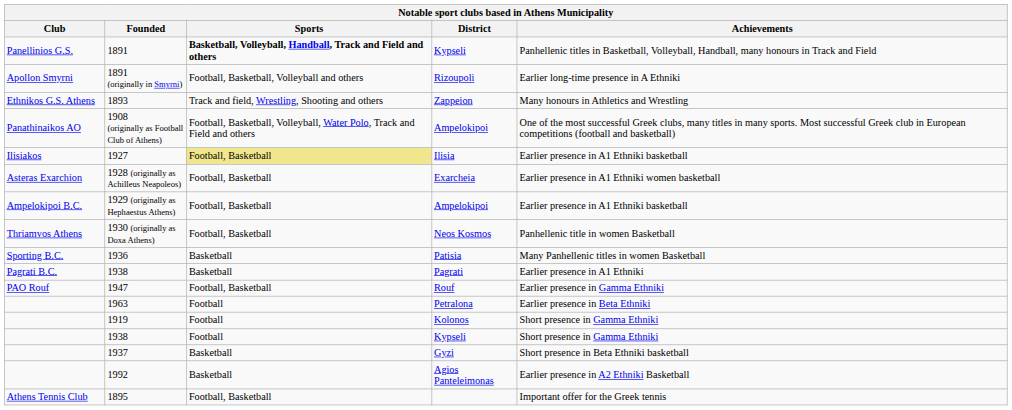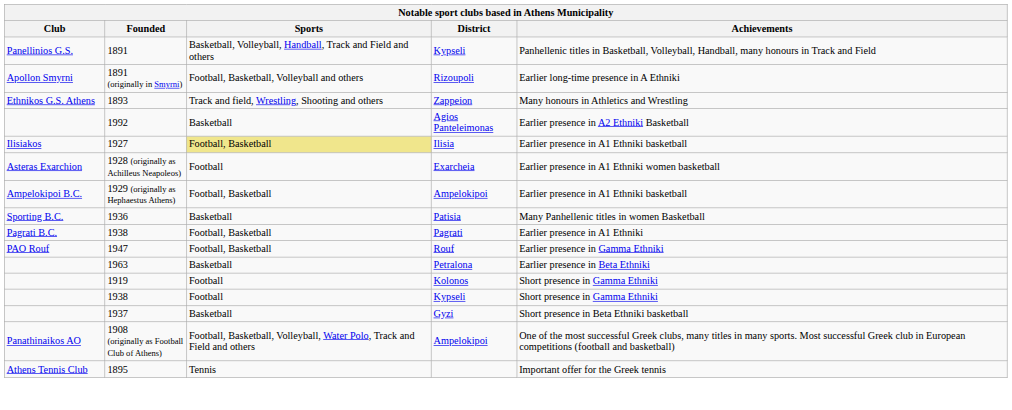(306, 50) bold -> (299, 50) normal
rows swapped: (145, 128) <-> (118, 375)
(230, 178) Football, Basketball -> (206, 166) Football
- row: (142, 233)
(211, 271) Basketball -> (230, 232) Football, Basketball
(206, 304) Football -> (211, 265) Basketball
(230, 397) Football, Basketball -> (202, 369) Tennis
